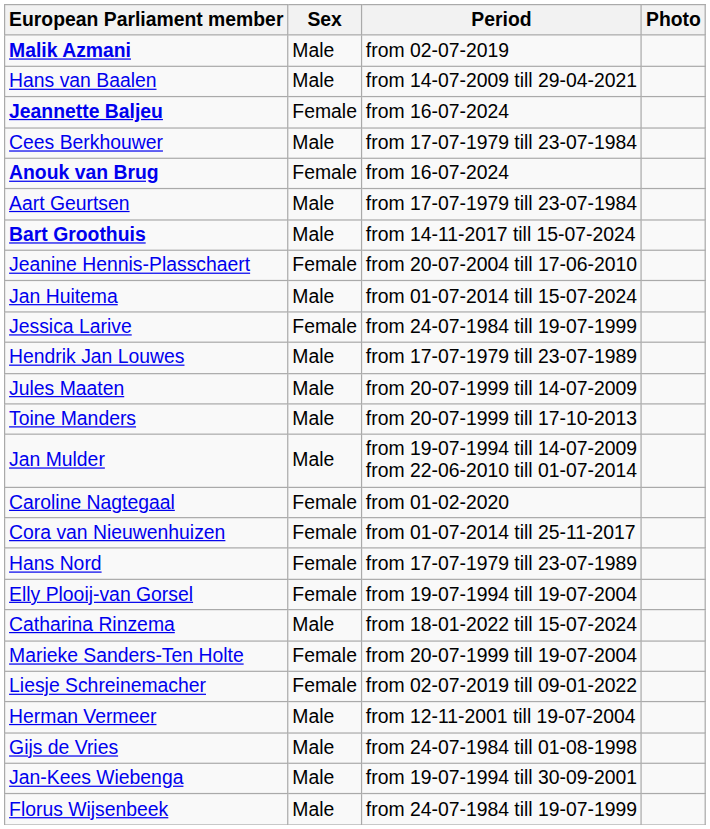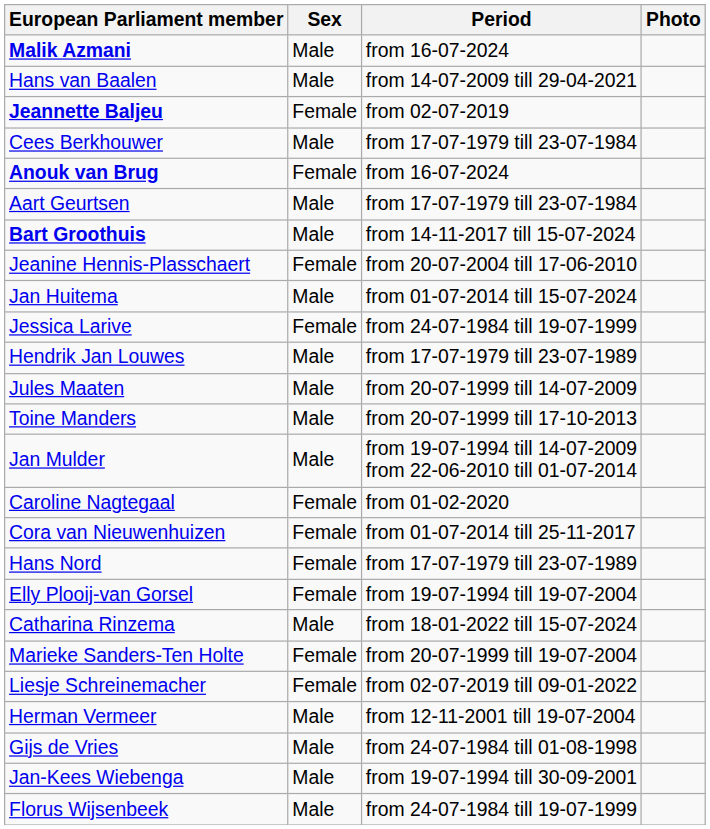(437, 50) from 02-07-2019 -> (437, 50) from 16-07-2024
(437, 111) from 16-07-2024 -> (437, 111) from 02-07-2019
